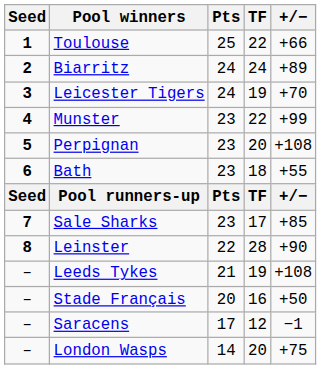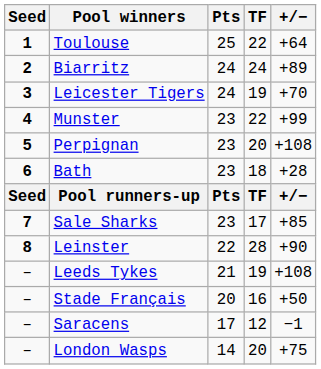(293, 43) +66 -> (293, 43) +64
(293, 171) +55 -> (293, 171) +28
